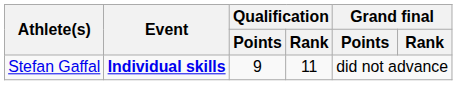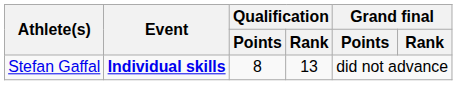(258, 67) 9 -> (258, 67) 8
(309, 67) 11 -> (309, 67) 13
